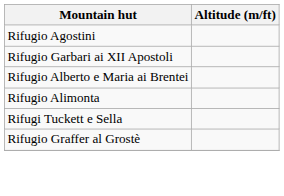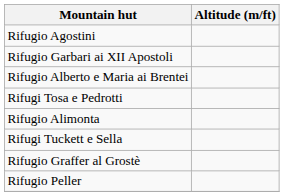+ row: (65, 98)
+ row: (44, 181)
